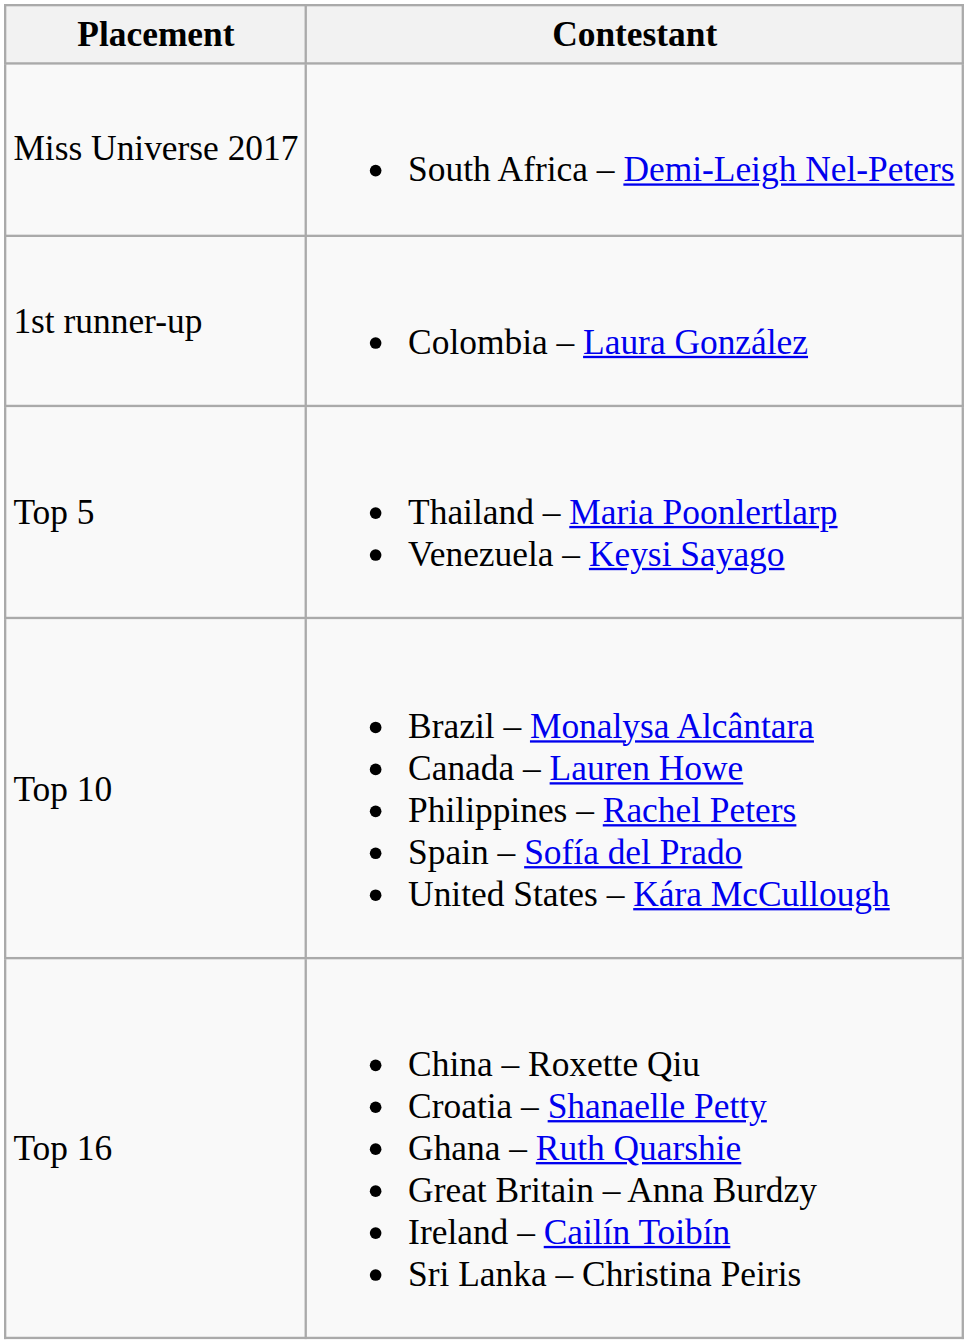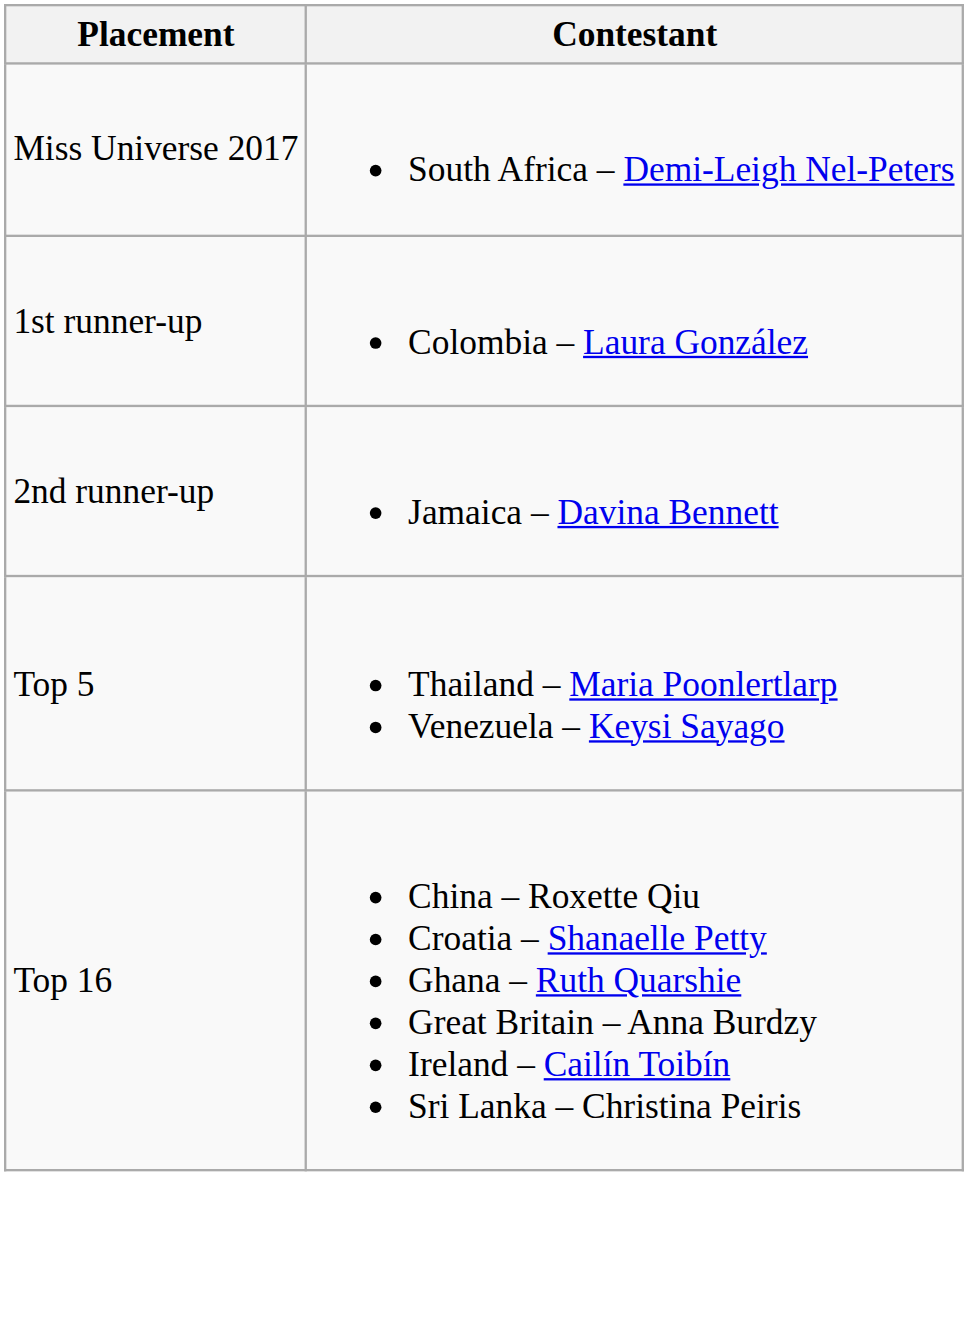+ row: (114, 490)
- row: (63, 787)
